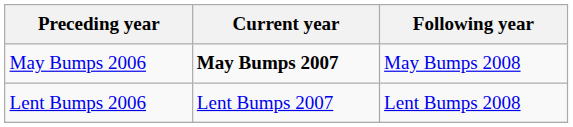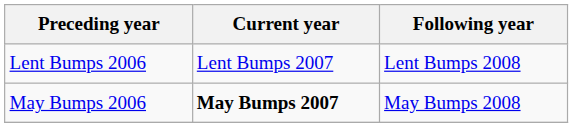rows swapped: (78, 63) <-> (78, 102)
